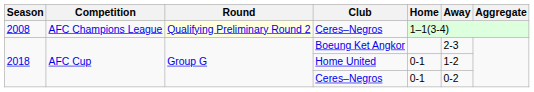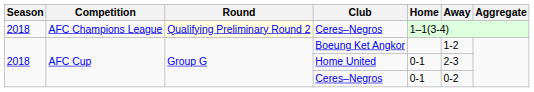(18, 29) 2008 -> (18, 29) 2018
(451, 45) 2-3 -> (451, 45) 1-2
(451, 62) 1-2 -> (451, 62) 2-3
